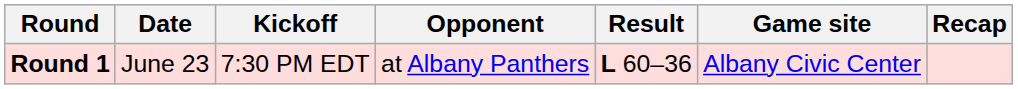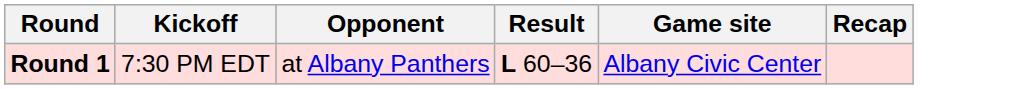- column: (165, 24)
